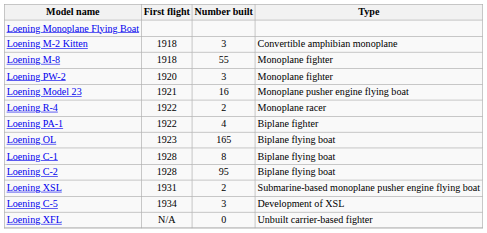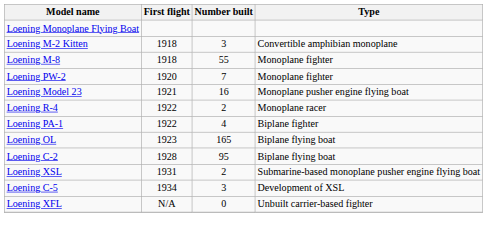(224, 76) 3 -> (224, 76) 7
- row: (32, 156)
